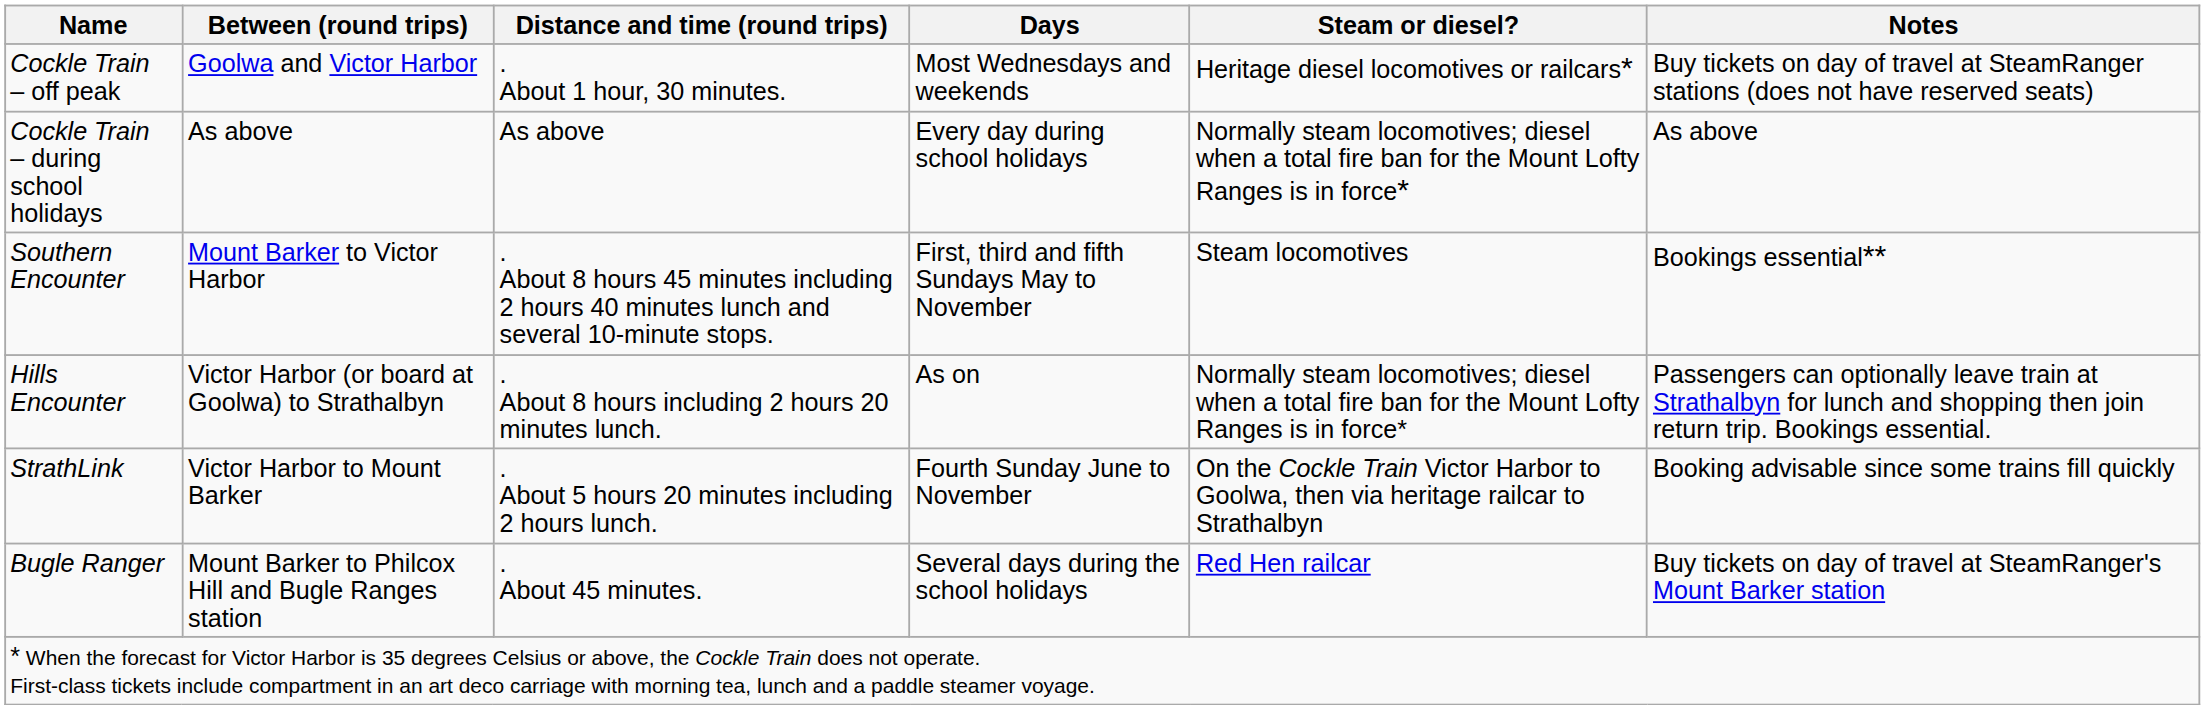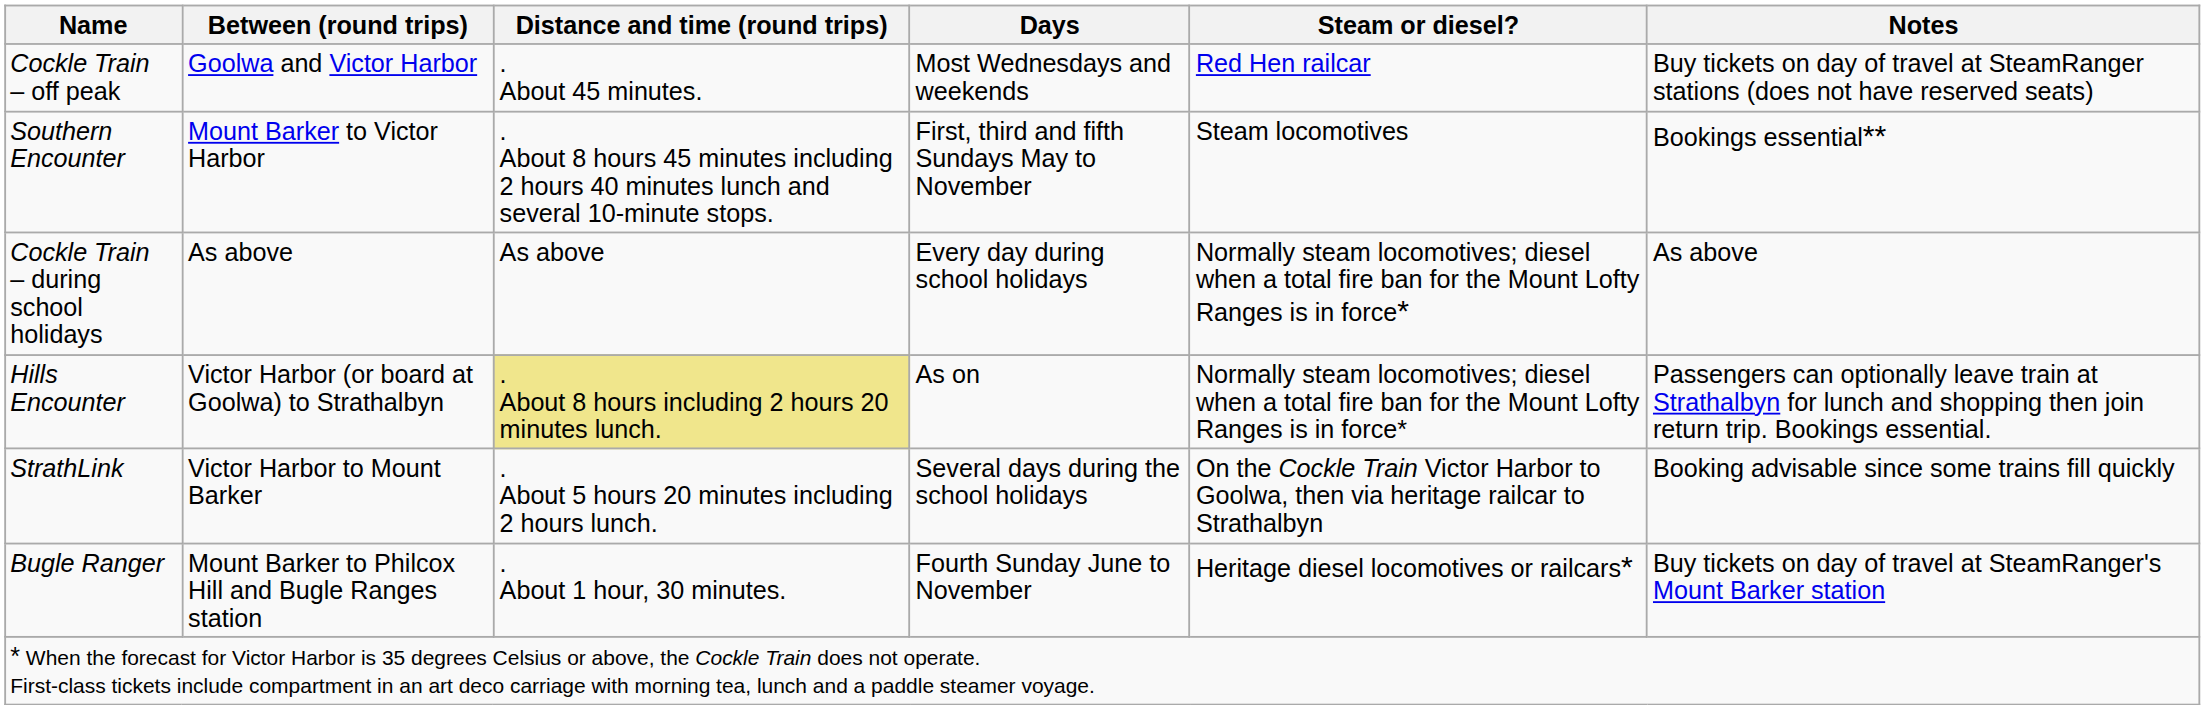(643, 78) . About 1 hour, 30 minutes. -> (601, 78) . About 45 minutes.
(1414, 67) Heritage diesel locomotives or railcars* -> (1283, 64) Red Hen railcar
rows swapped: (80, 172) <-> (68, 266)
(694, 402) no background -> (694, 402) khaki background
(1043, 482) Fourth Sunday June to November -> (1048, 482) Several days during the school holidays
(601, 576) . About 45 minutes. -> (643, 576) . About 1 hour, 30 minutes.
(1048, 576) Several days during the school holidays -> (1043, 576) Fourth Sunday June to November
(1283, 563) Red Hen railcar -> (1414, 566) Heritage diesel locomotives or railcars*
